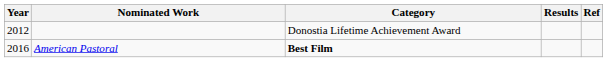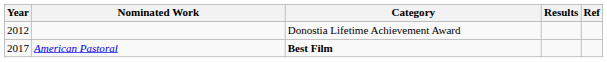(18, 48) 2016 -> (18, 48) 2017
